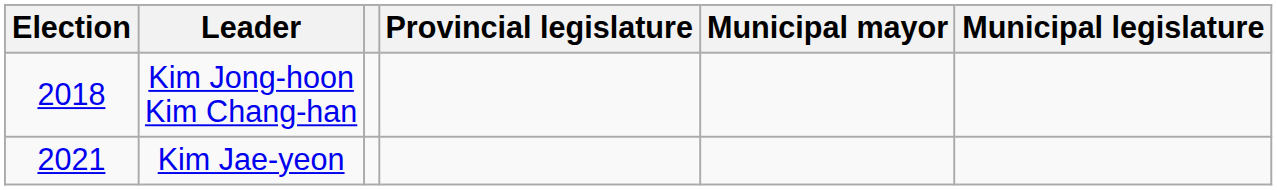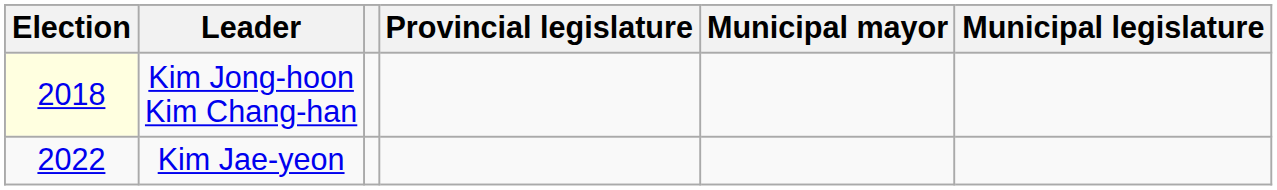(71, 94) no background -> (71, 94) lightyellow background
(71, 160) 2021 -> (71, 160) 2022
